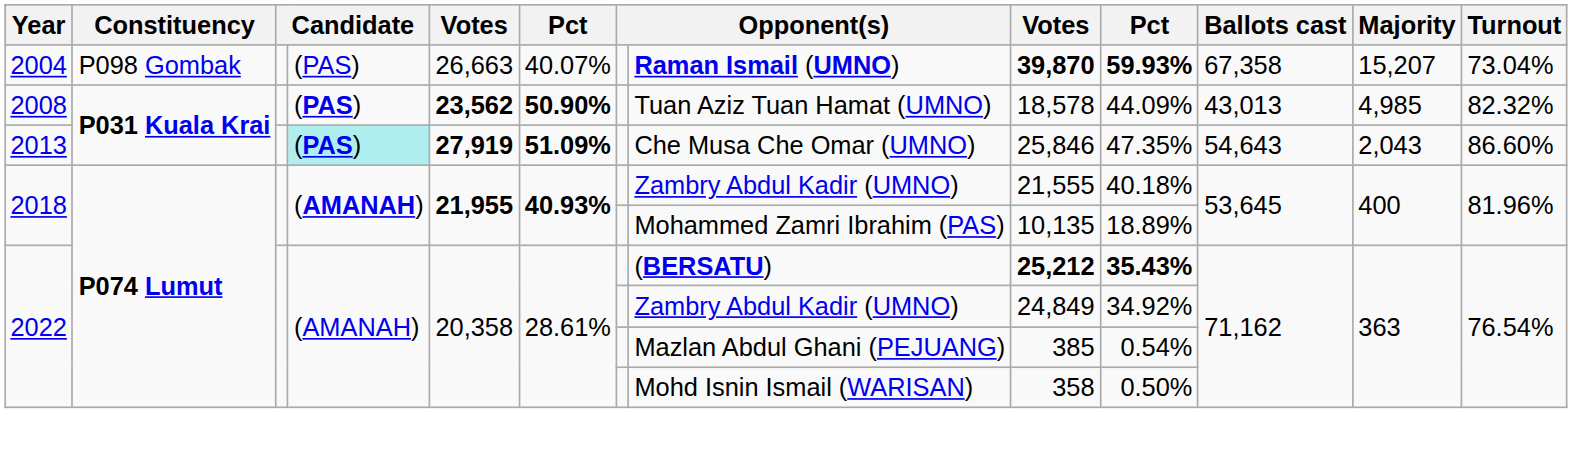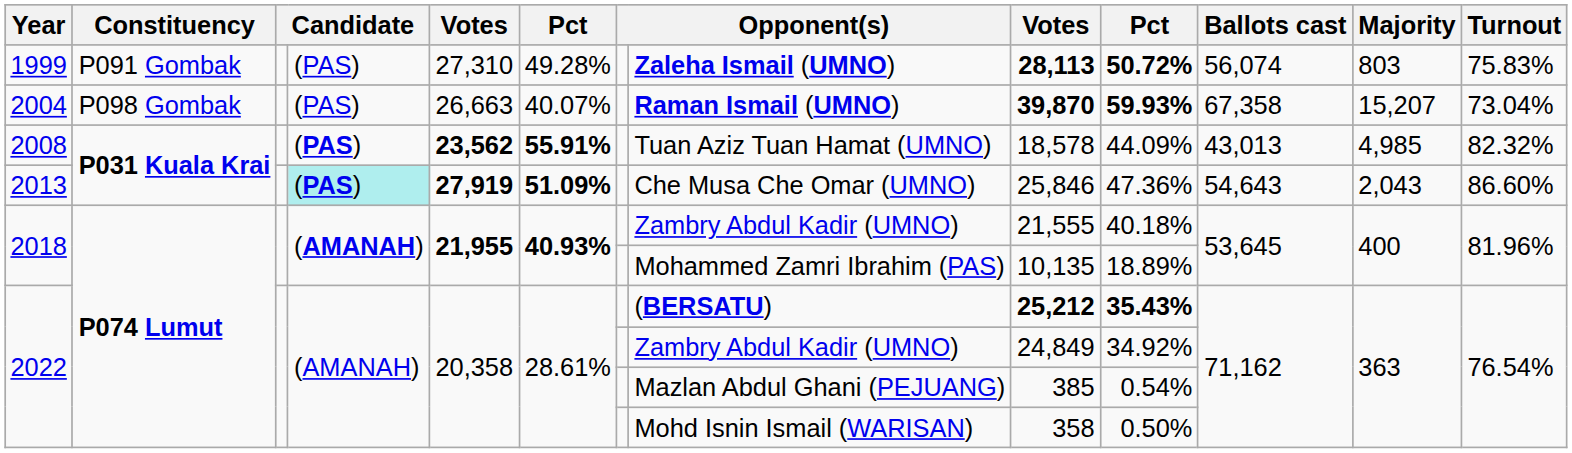+ row: (39, 65)
(568, 105) 50.90% -> (568, 145) 55.91%
(1149, 145) 47.35% -> (1149, 186) 47.36%
